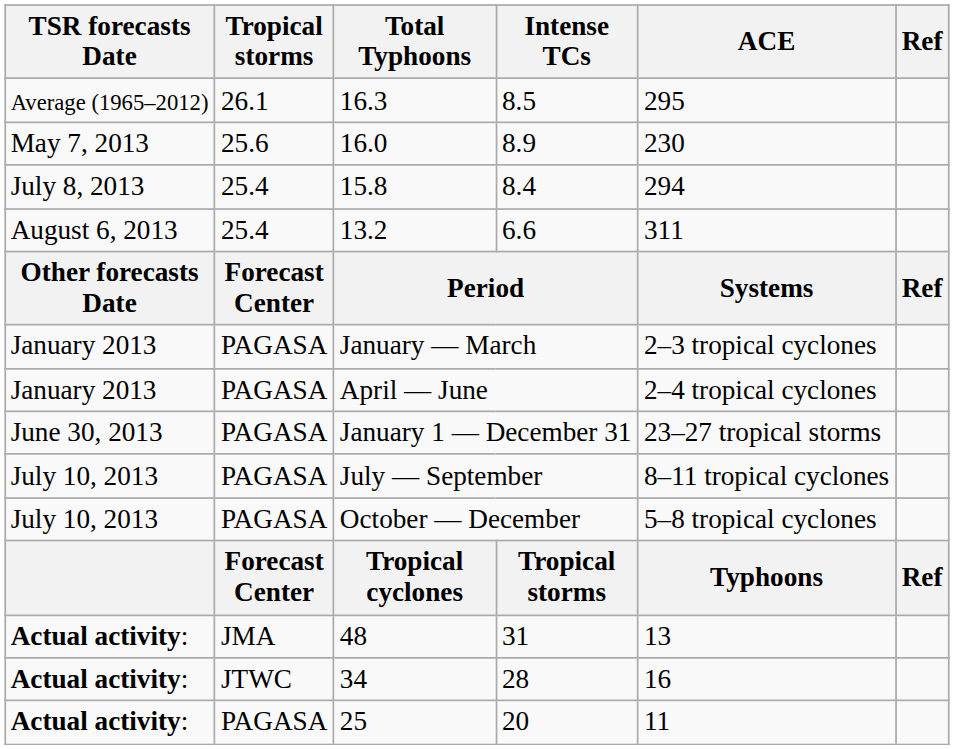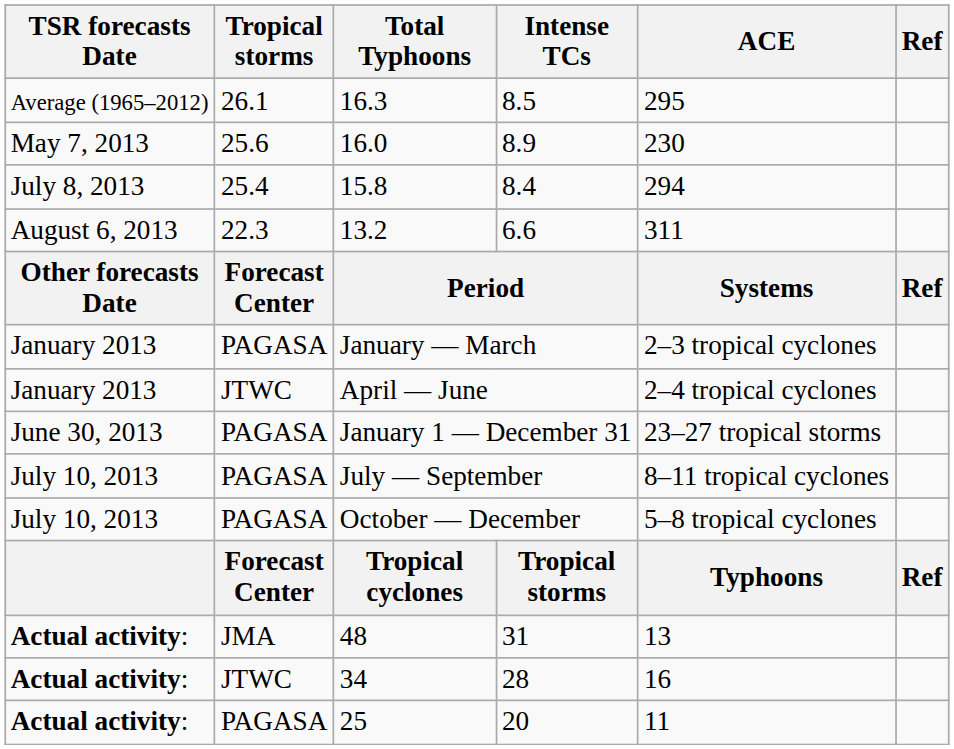(245, 229) 25.4 -> (245, 229) 22.3
(274, 389) PAGASA -> (257, 389) JTWC
